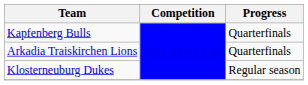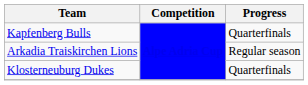(260, 51) Quarterfinals -> (265, 51) Regular season
(265, 70) Regular season -> (260, 70) Quarterfinals
